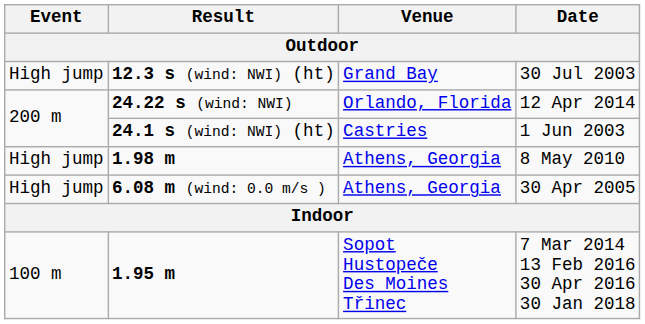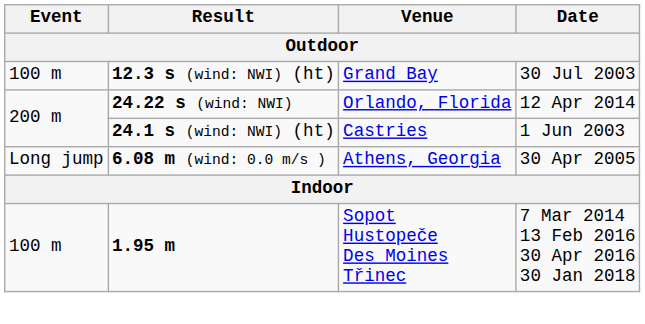(56, 76) High jump -> (35, 76) 100 m
- row: (144, 161)
(56, 189) High jump -> (56, 161) Long jump
